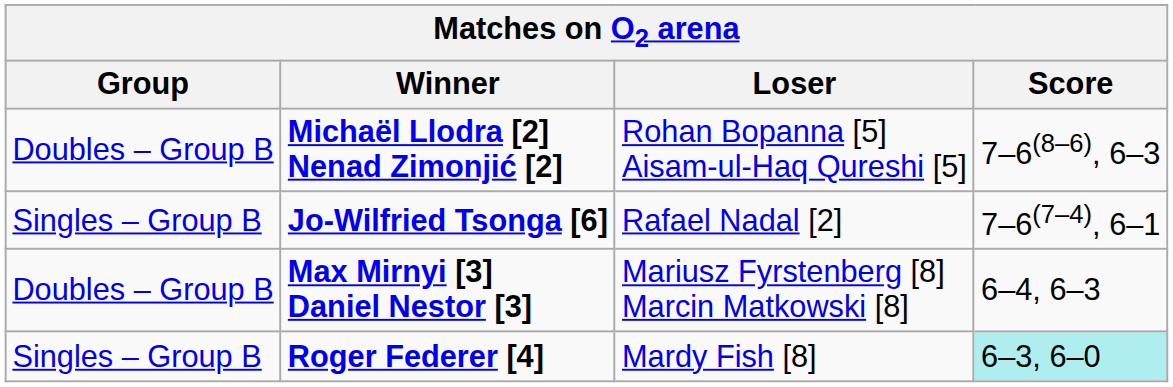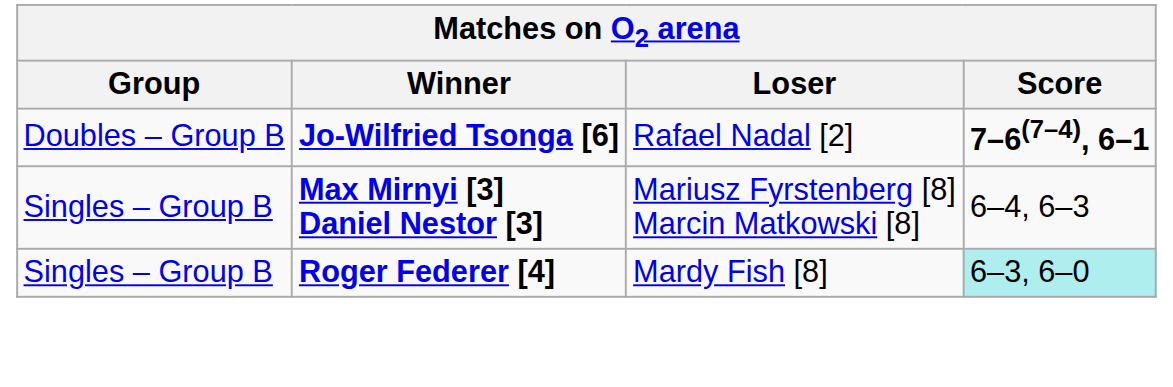- row: (425, 149)
(137, 219) Singles – Group B -> (154, 136) Doubles – Group B
(1071, 219) normal -> (1060, 136) bold
(143, 290) Doubles – Group B -> (148, 206) Singles – Group B
